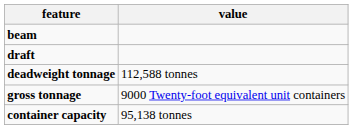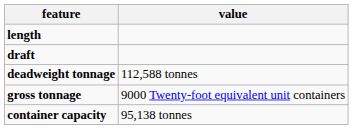+ row: (24, 34)
- row: (22, 34)
